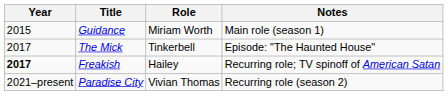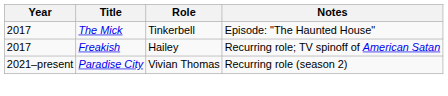- row: (102, 30)
(19, 64) bold -> (19, 47) normal
